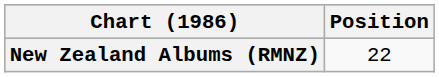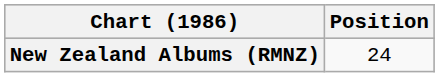(379, 55) 22 -> (379, 55) 24
